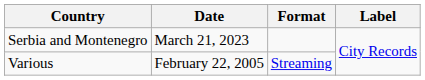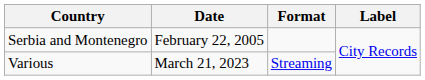(202, 39) March 21, 2023 -> (209, 39) February 22, 2005
(209, 63) February 22, 2005 -> (202, 63) March 21, 2023
